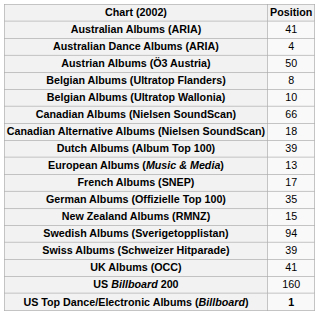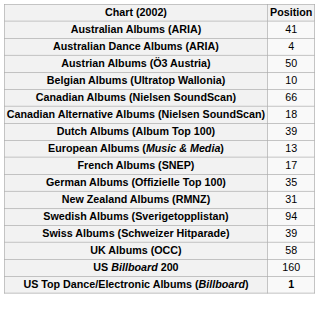- row: (136, 81)
(291, 217) 15 -> (291, 200) 31
(291, 268) 41 -> (291, 251) 58
